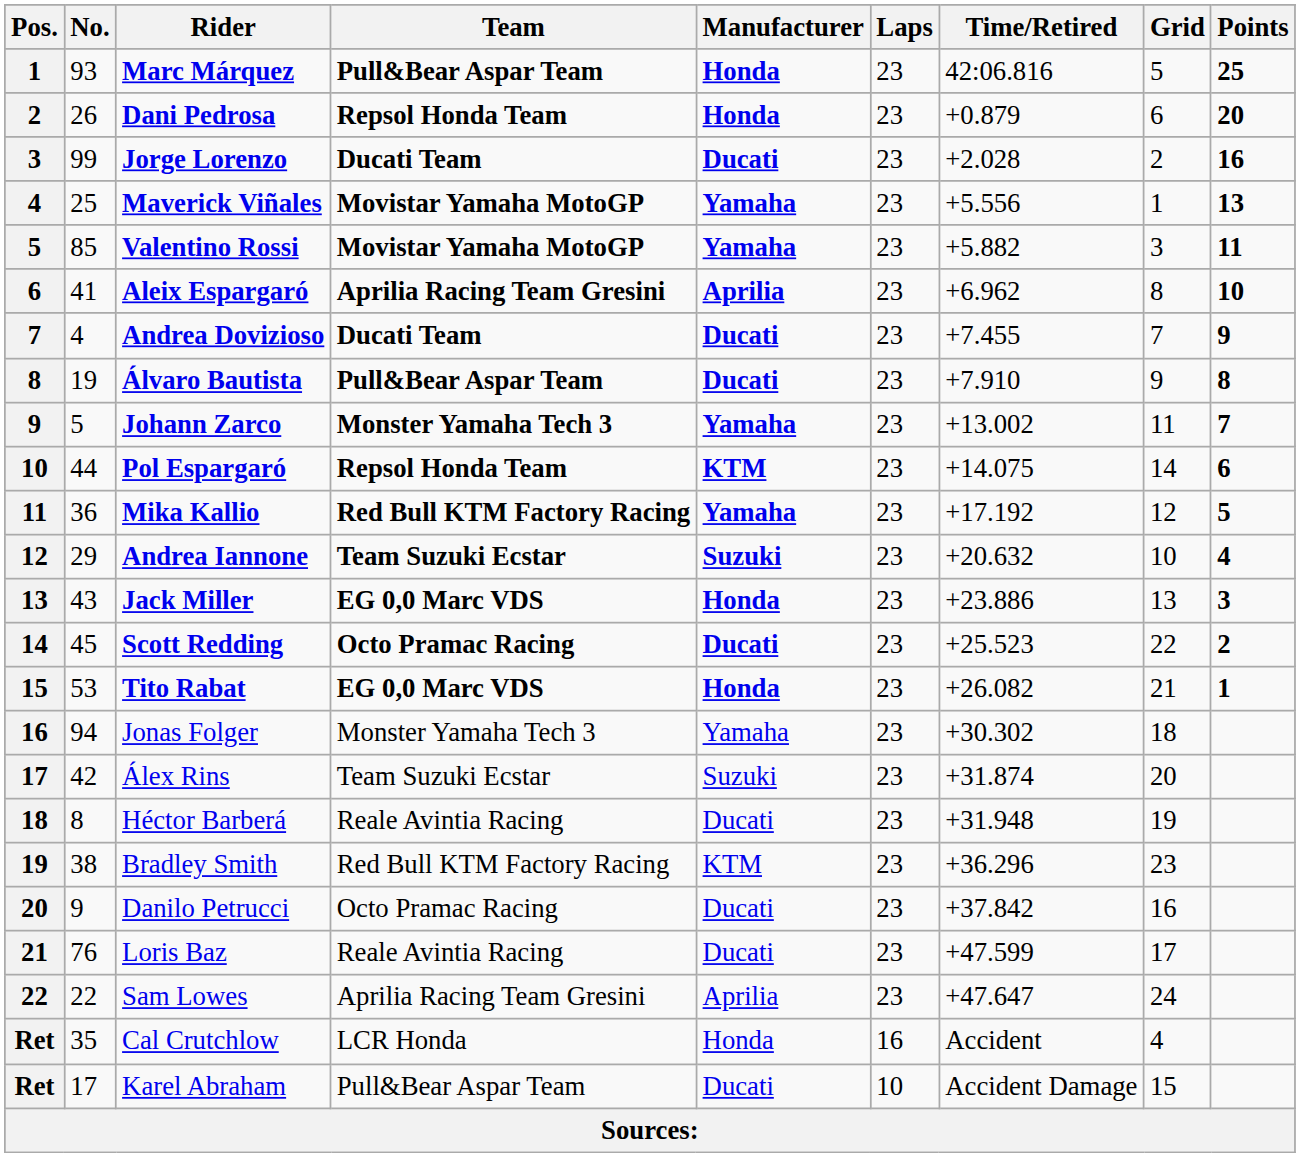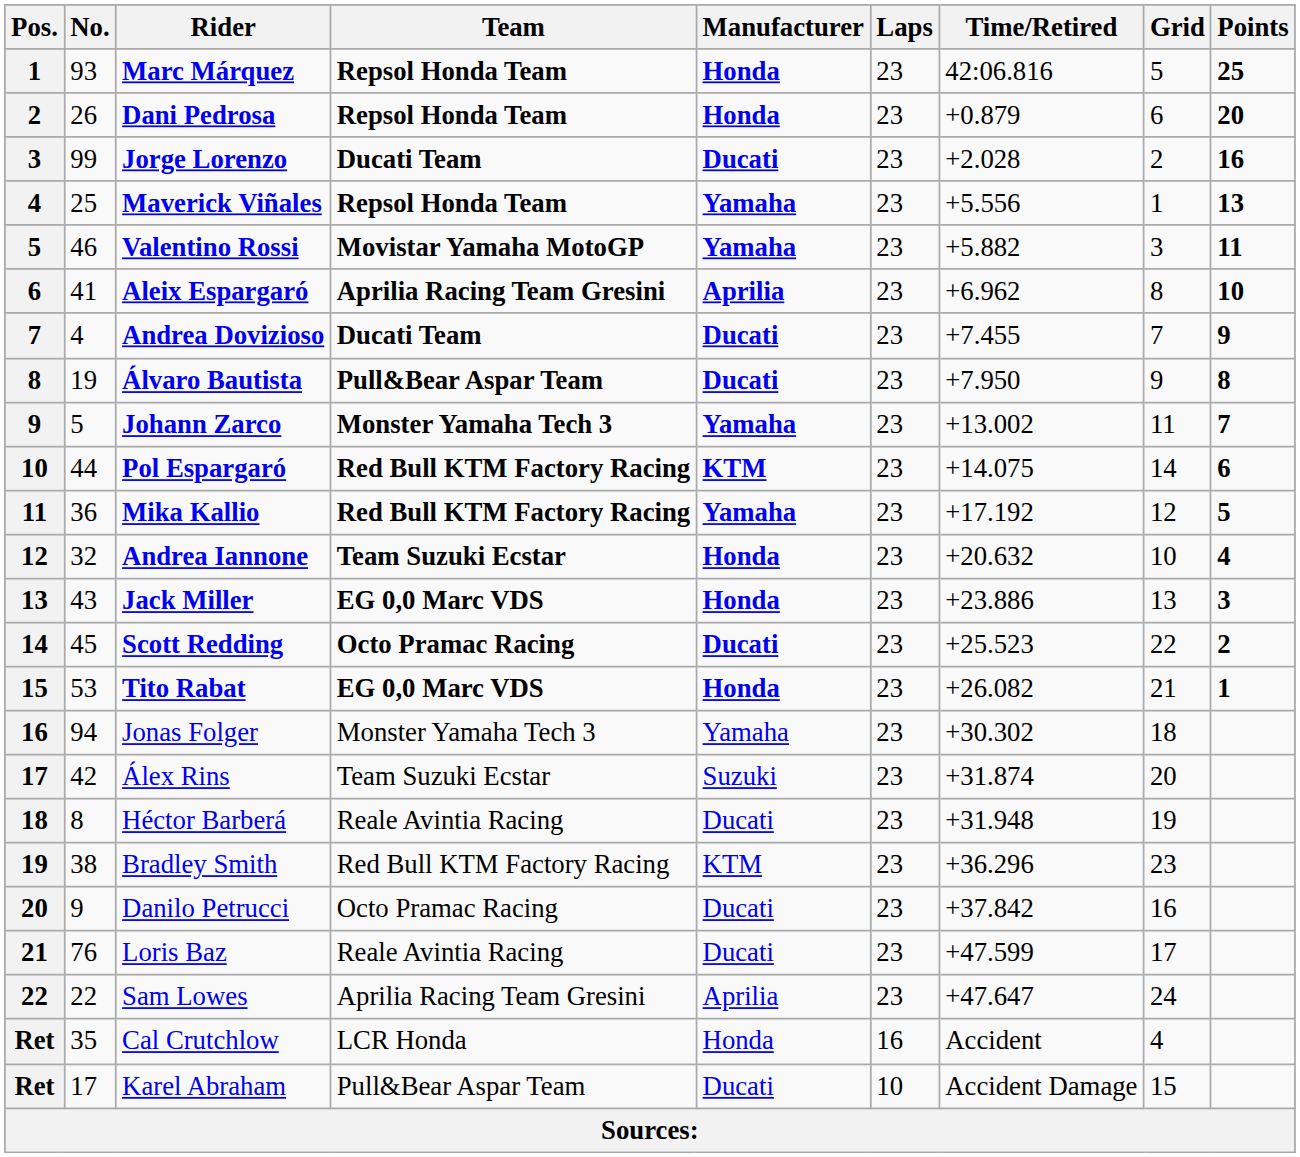(470, 70) Pull&Bear Aspar Team -> (452, 70) Repsol Honda Team
(490, 203) Movistar Yamaha MotoGP -> (452, 203) Repsol Honda Team
(84, 247) 85 -> (84, 247) 46
(983, 379) +7.910 -> (983, 379) +7.950
(452, 467) Repsol Honda Team -> (513, 467) Red Bull KTM Factory Racing
(84, 556) 29 -> (84, 556) 32
(742, 556) Suzuki -> (741, 556) Honda
